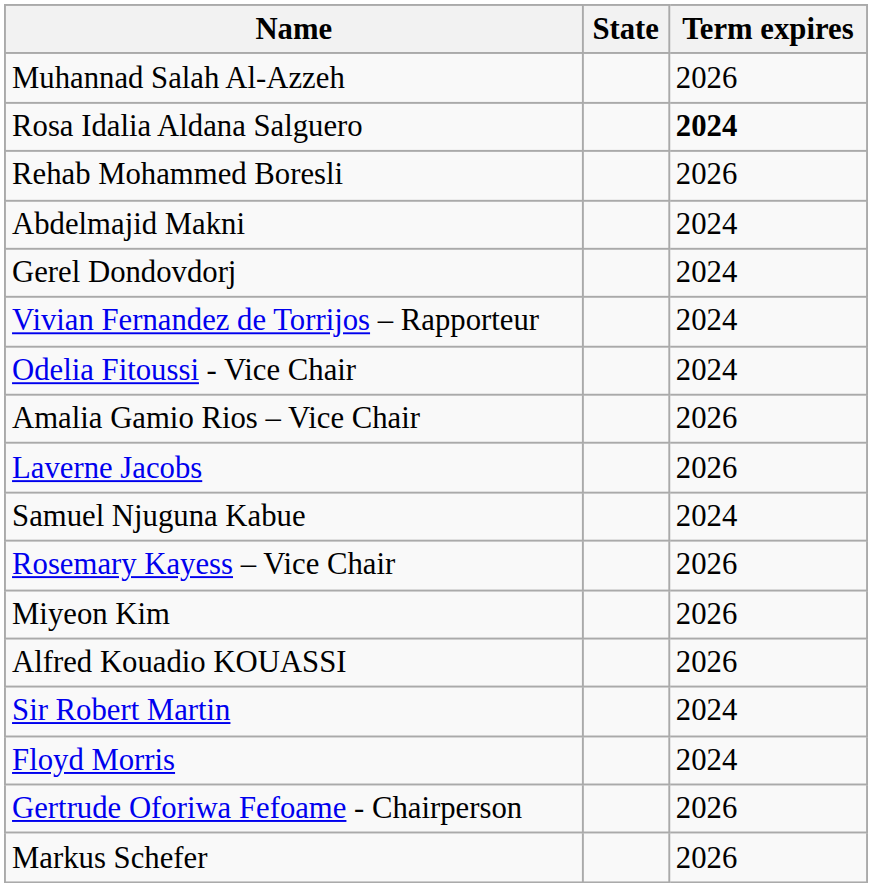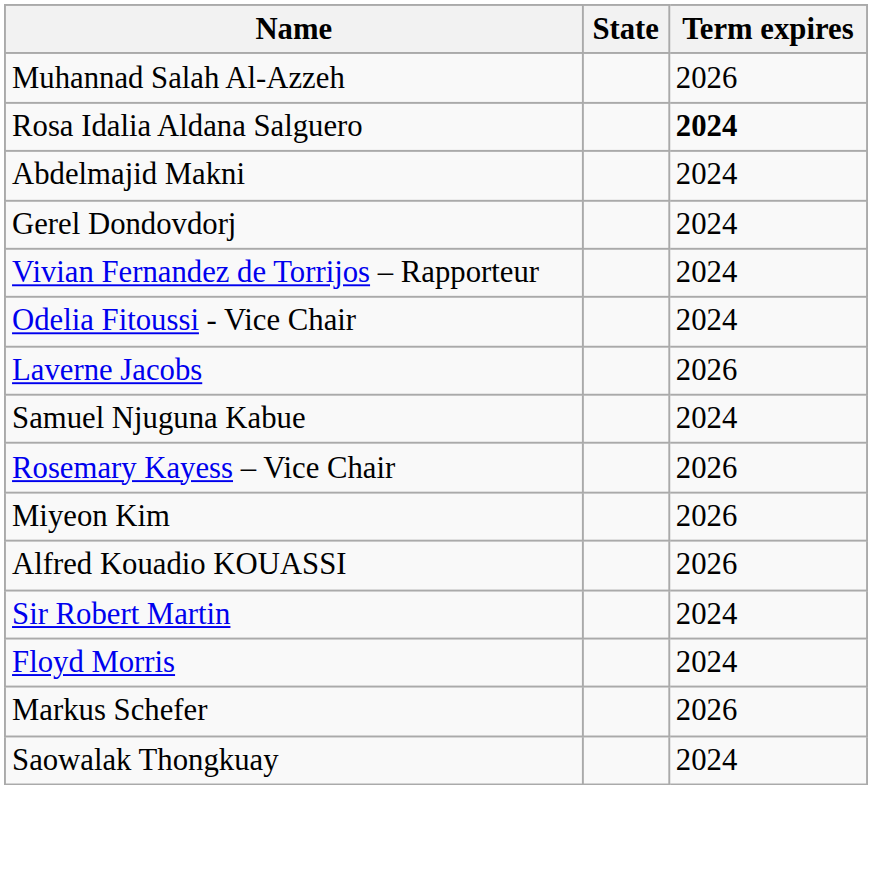- row: (178, 175)
- row: (216, 418)
- row: (267, 808)
+ row: (145, 759)
